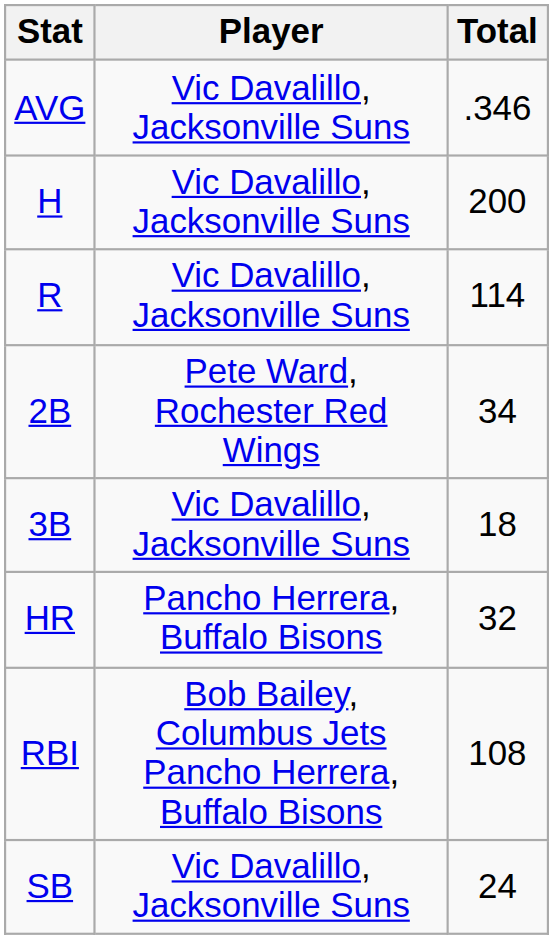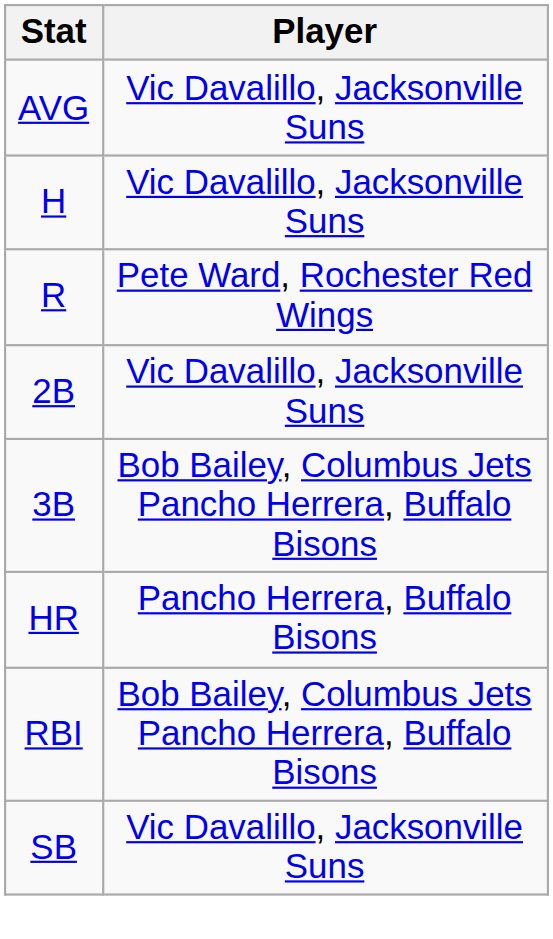- column: (497, 32)
(271, 296) Vic Davalillo, Jacksonville Suns -> (325, 296) Pete Ward, Rochester Red Wings
(271, 410) Pete Ward, Rochester Red Wings -> (325, 390) Vic Davalillo, Jacksonville Suns
(271, 524) Vic Davalillo, Jacksonville Suns -> (325, 504) Bob Bailey, Columbus Jets Pancho Herrera, Buffalo Bisons
